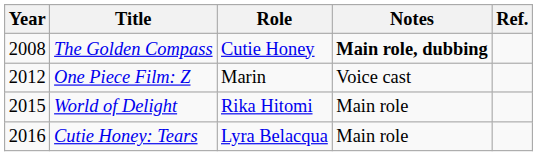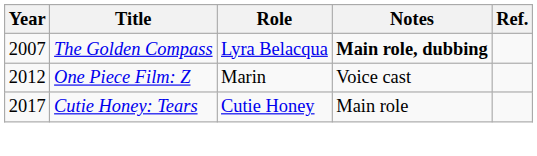(27, 48) 2008 -> (27, 48) 2007
(268, 48) Cutie Honey -> (274, 48) Lyra Belacqua
- row: (116, 106)
(27, 135) 2016 -> (27, 106) 2017
(274, 135) Lyra Belacqua -> (268, 106) Cutie Honey
